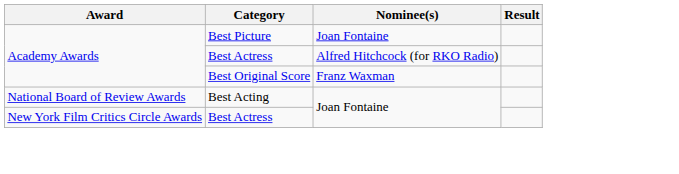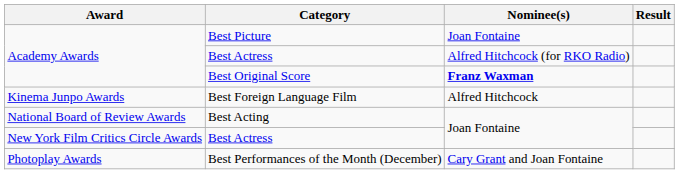(355, 76) normal -> (490, 76) bold
+ row: (66, 96)
+ row: (54, 158)
